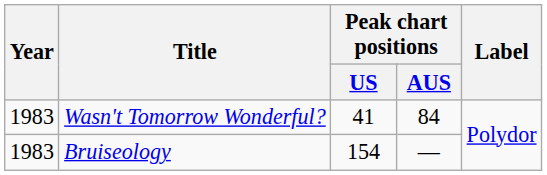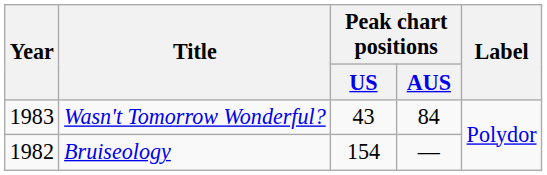(363, 116) 41 -> (363, 116) 43
(32, 151) 1983 -> (32, 151) 1982
